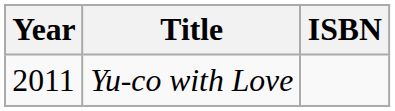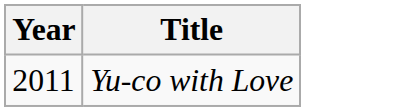- column: (345, 29)
